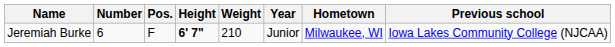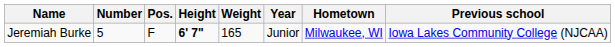(100, 33) 6 -> (100, 33) 5
(231, 33) 210 -> (231, 33) 165
